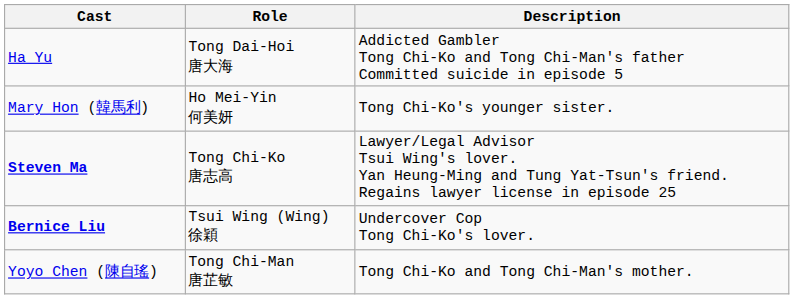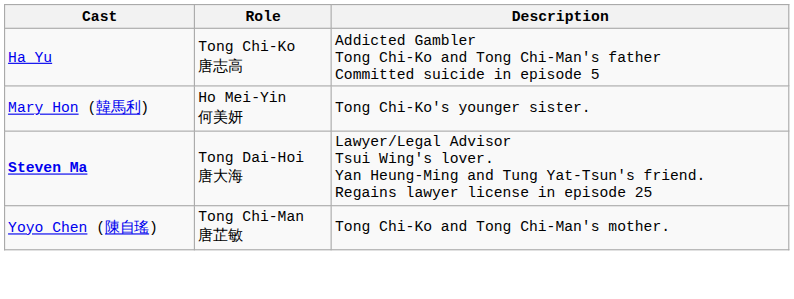(241, 57) Tong Dai-Hoi 唐大海 -> (247, 57) Tong Chi-Ko 唐志高
(237, 167) Tong Chi-Ko 唐志高 -> (251, 167) Tong Dai-Hoi 唐大海
- row: (57, 228)
